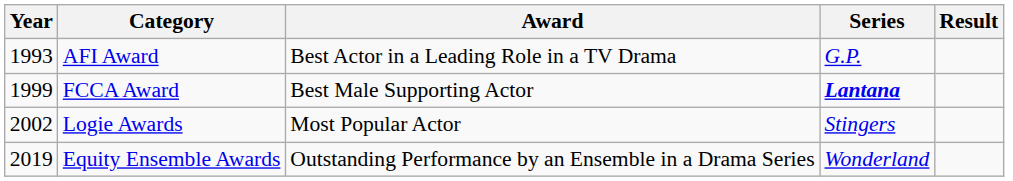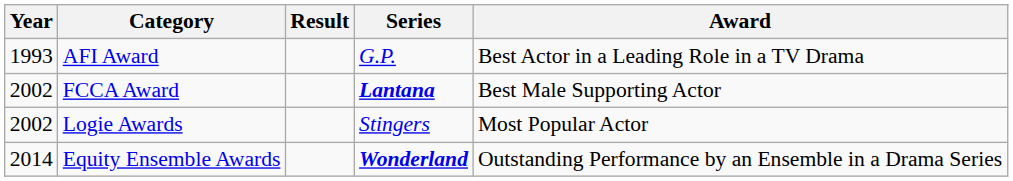columns swapped: (552, 21) <-> (969, 21)
(31, 90) 1999 -> (31, 90) 2002
(31, 158) 2019 -> (31, 158) 2014
(877, 158) normal -> (414, 158) bold
